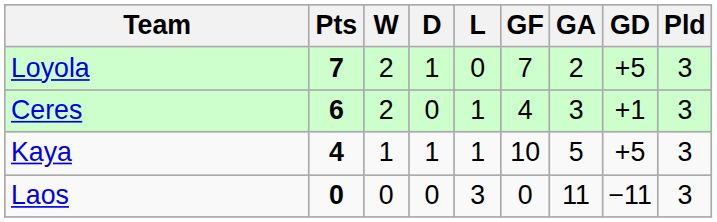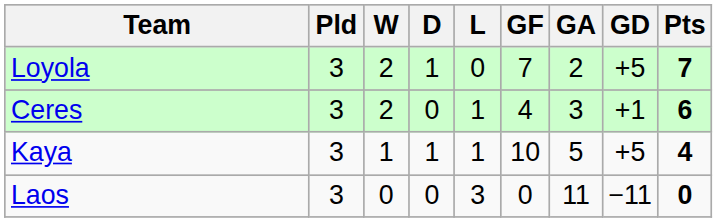columns swapped: (685, 25) <-> (336, 25)
